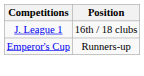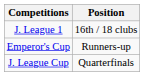+ row: (38, 63)
